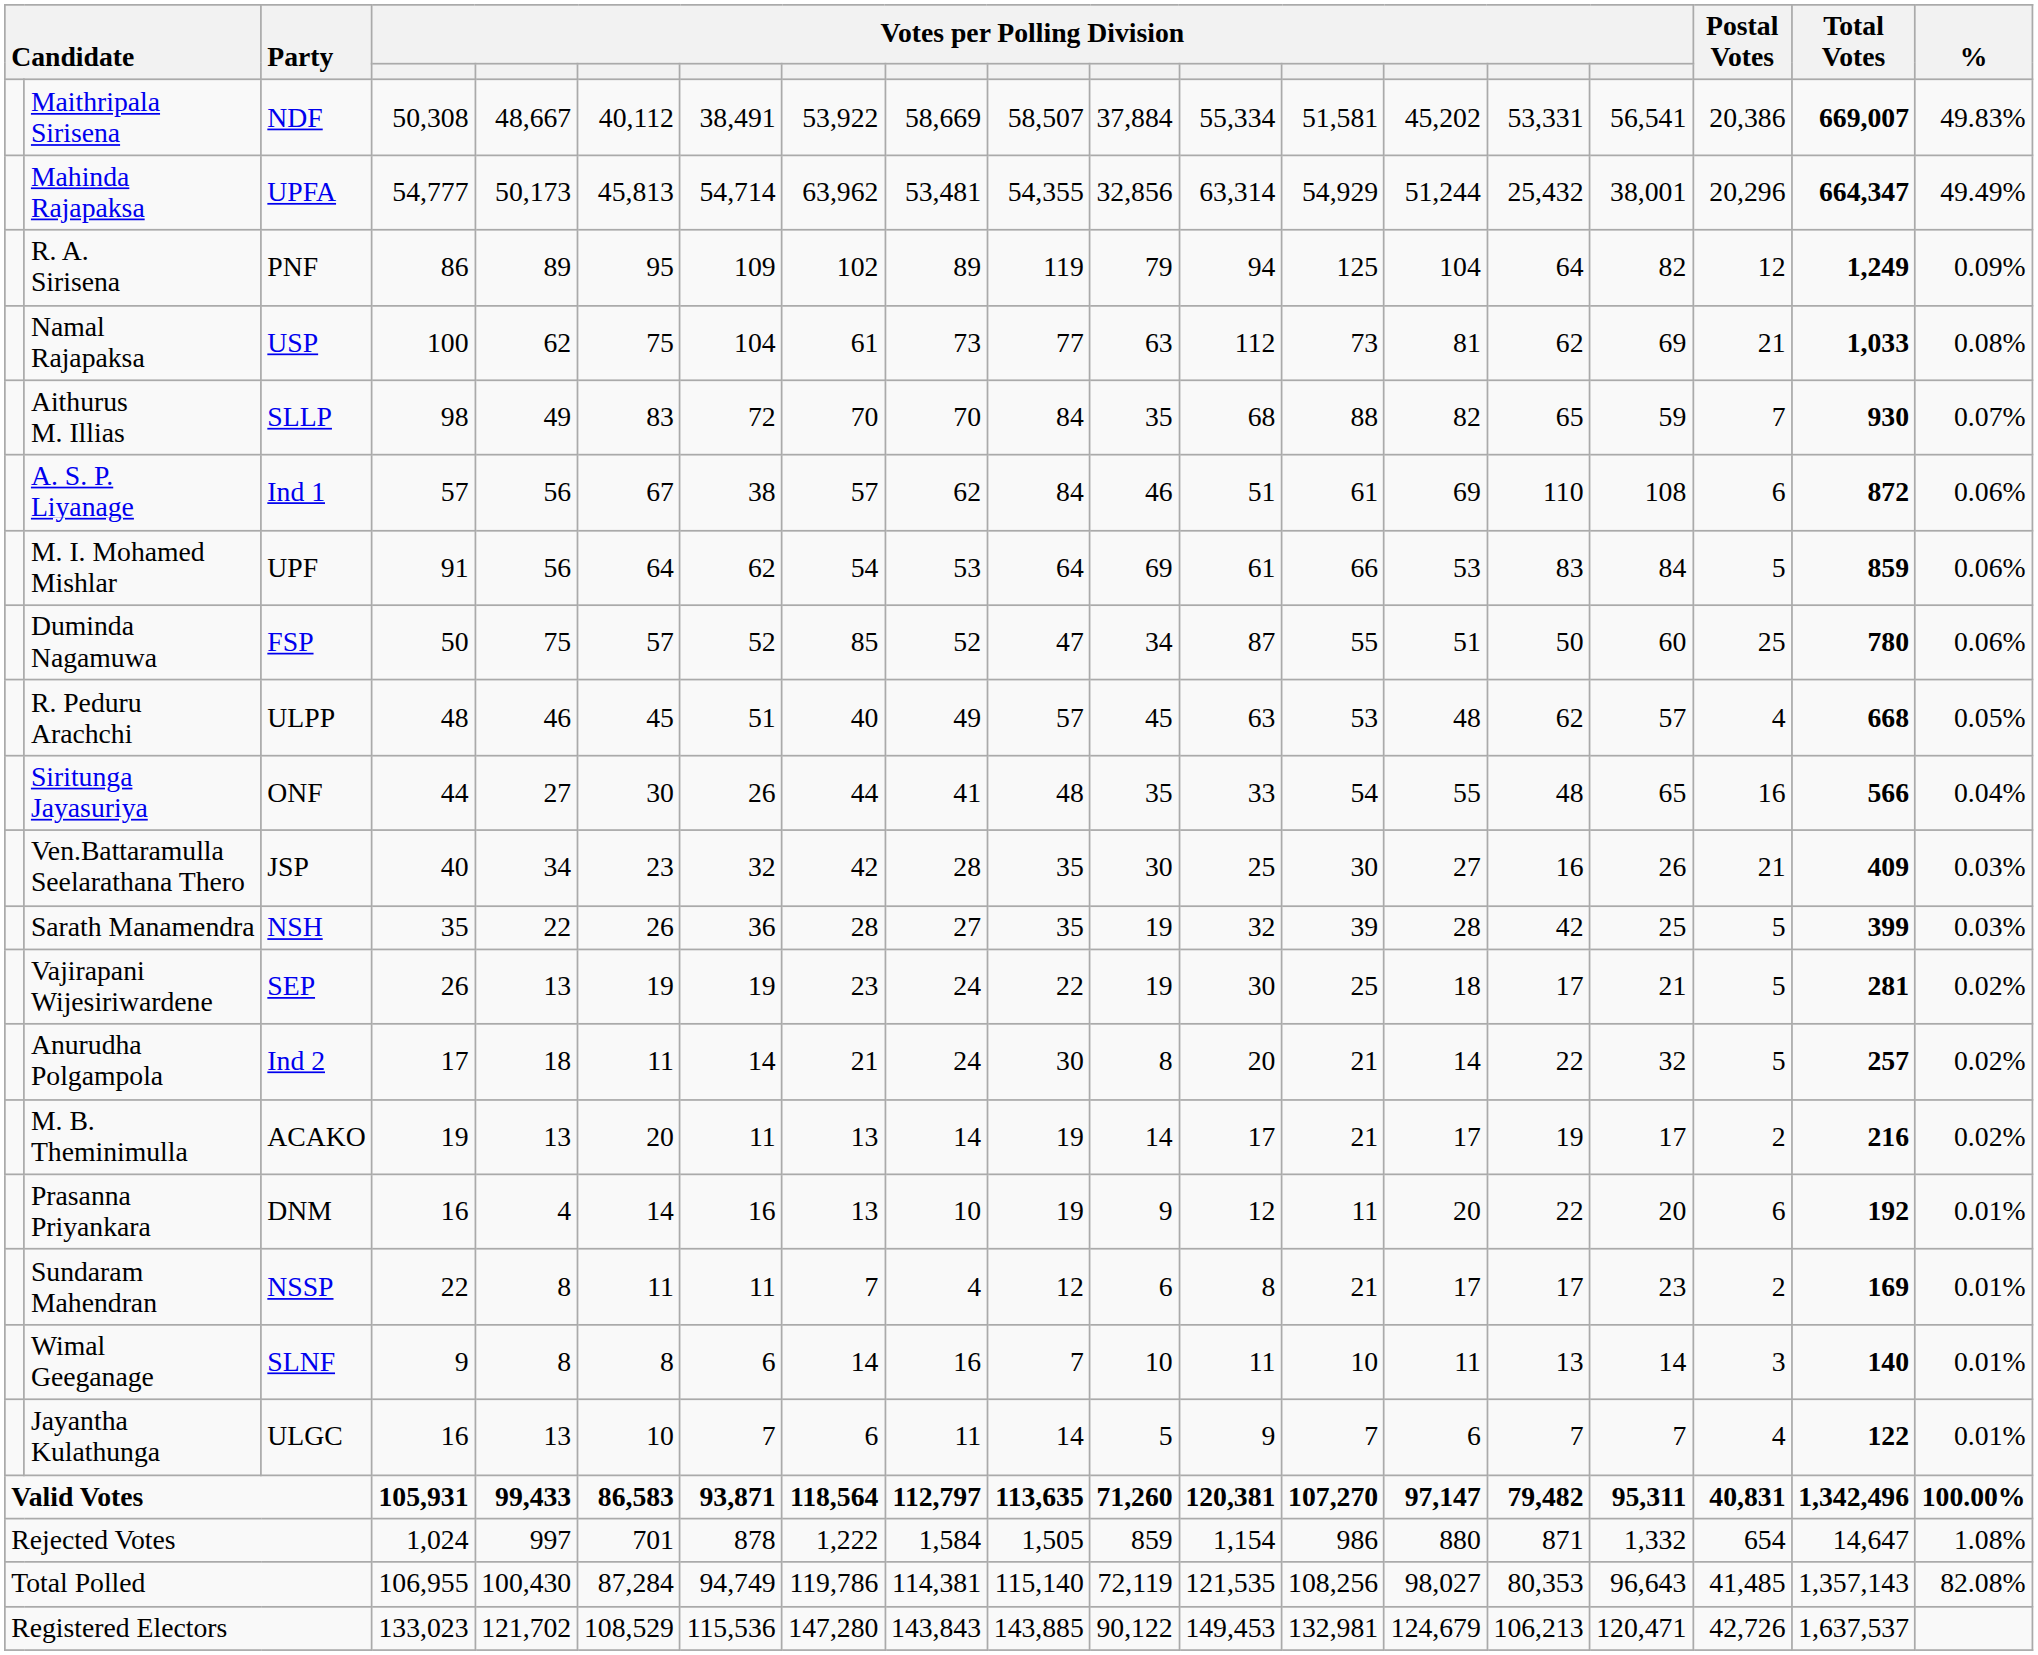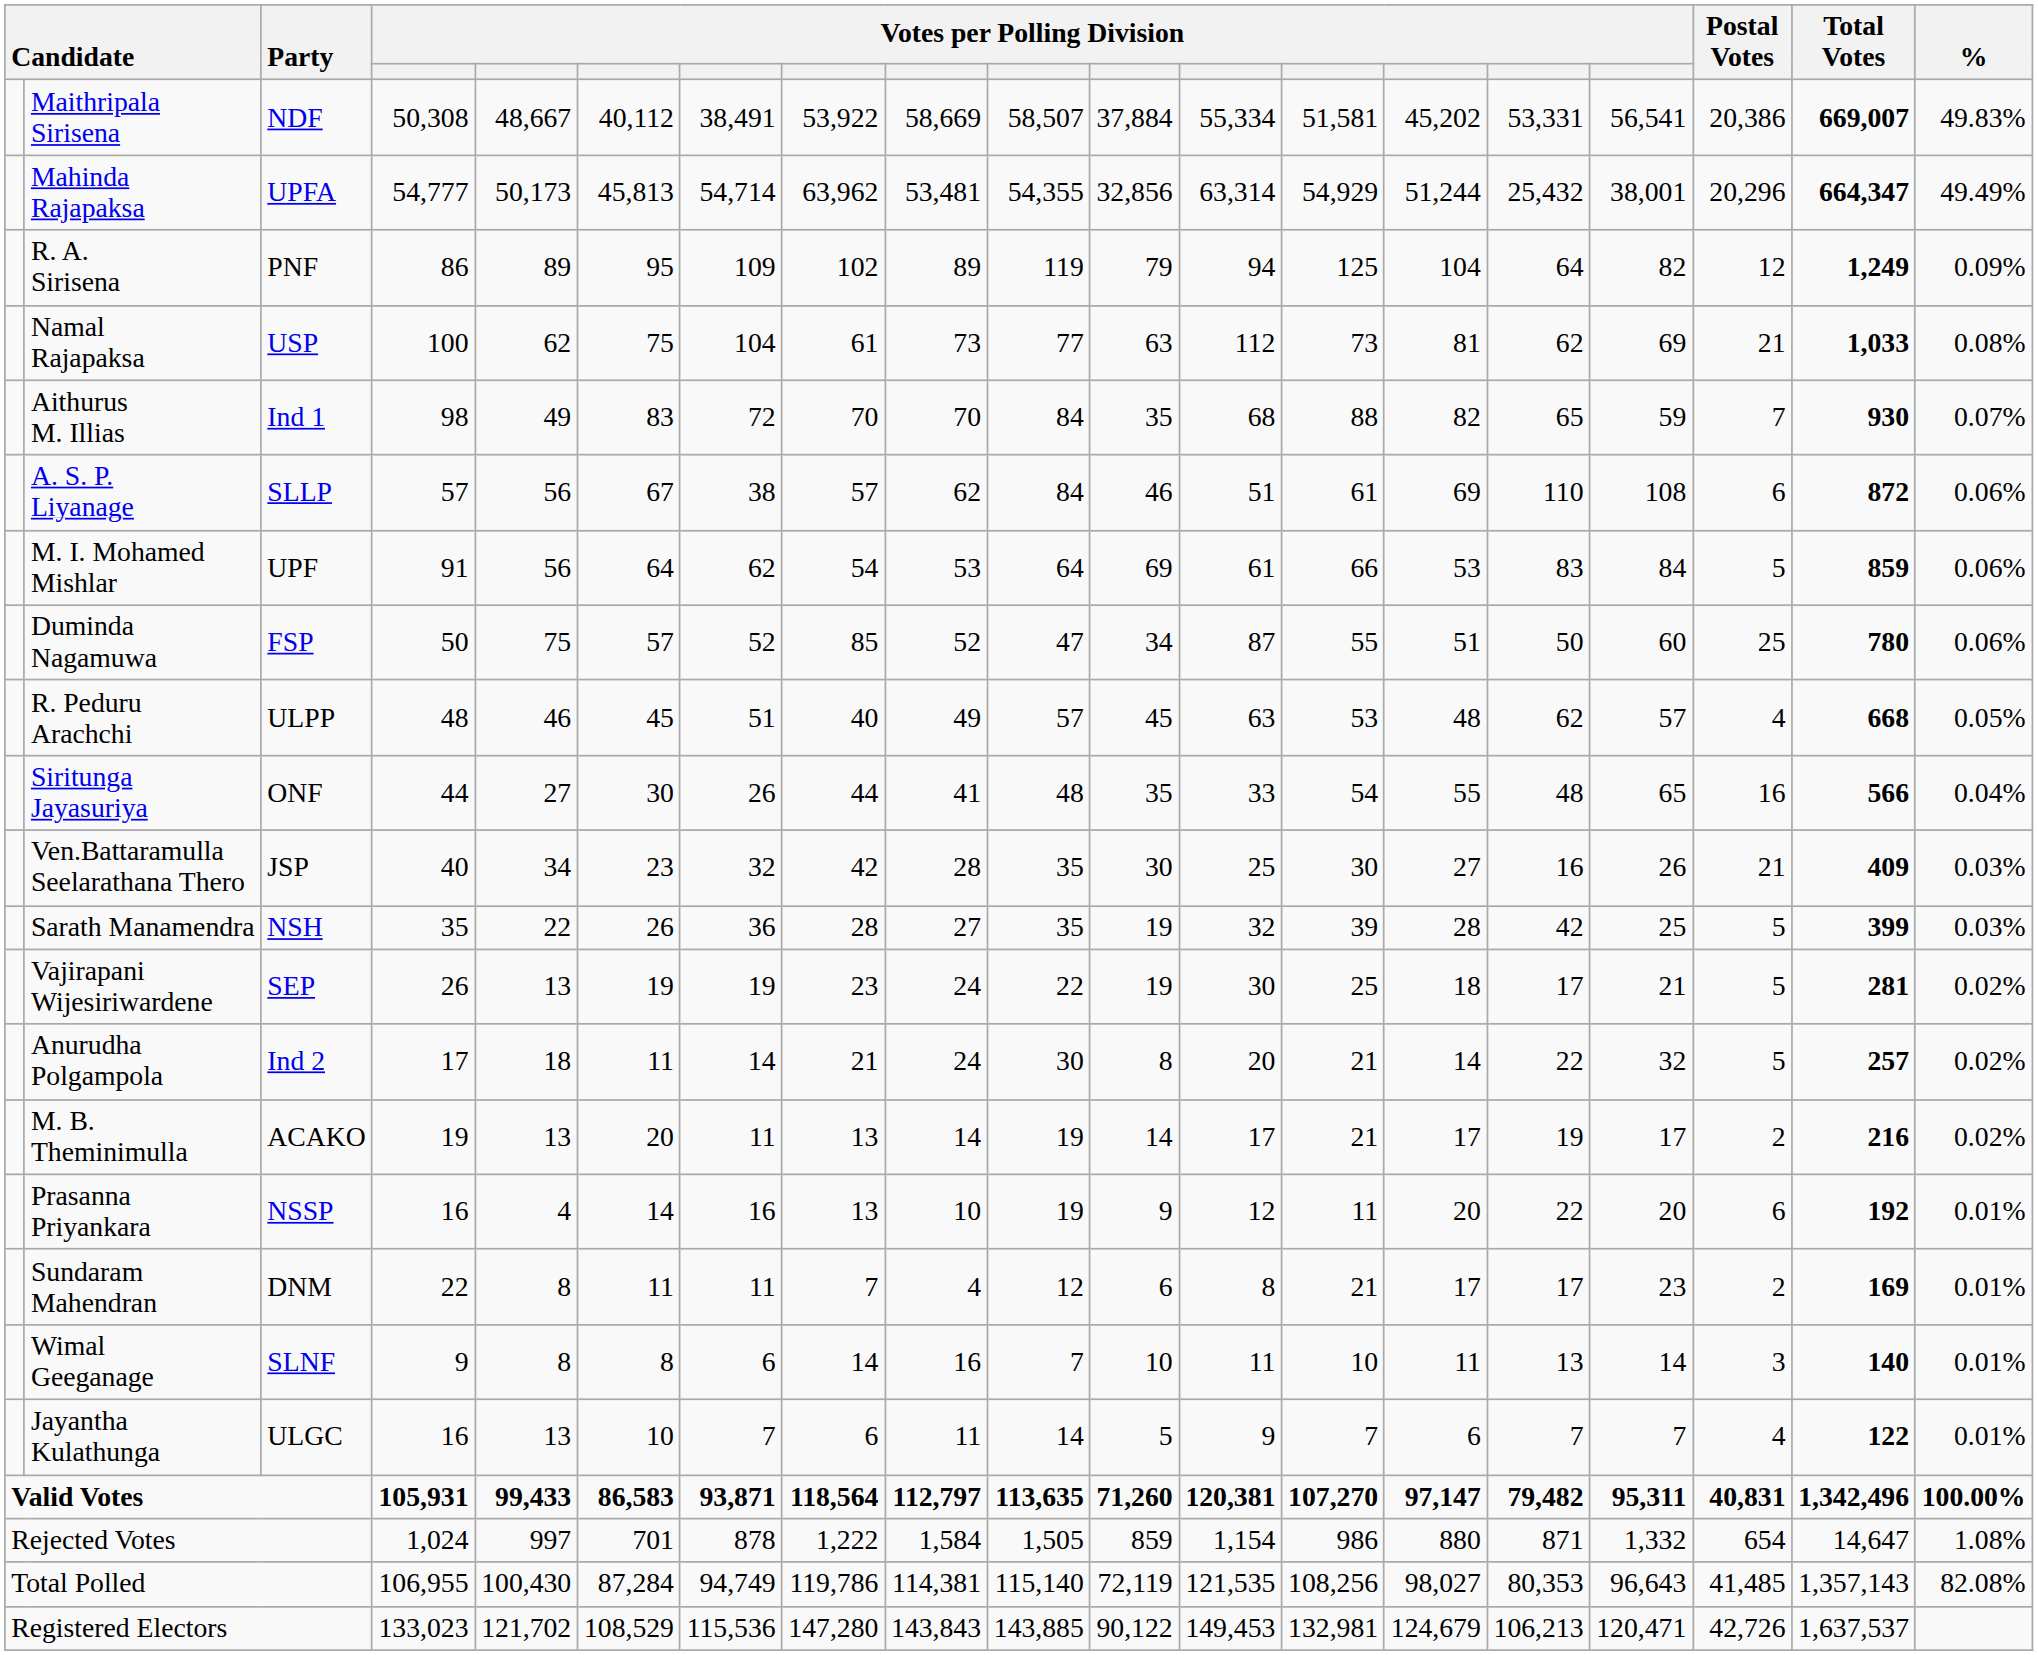(300, 417) SLLP -> (296, 417) Ind 1
(296, 492) Ind 1 -> (300, 492) SLLP
(300, 1211) DNM -> (300, 1211) NSSP
(300, 1286) NSSP -> (300, 1286) DNM
